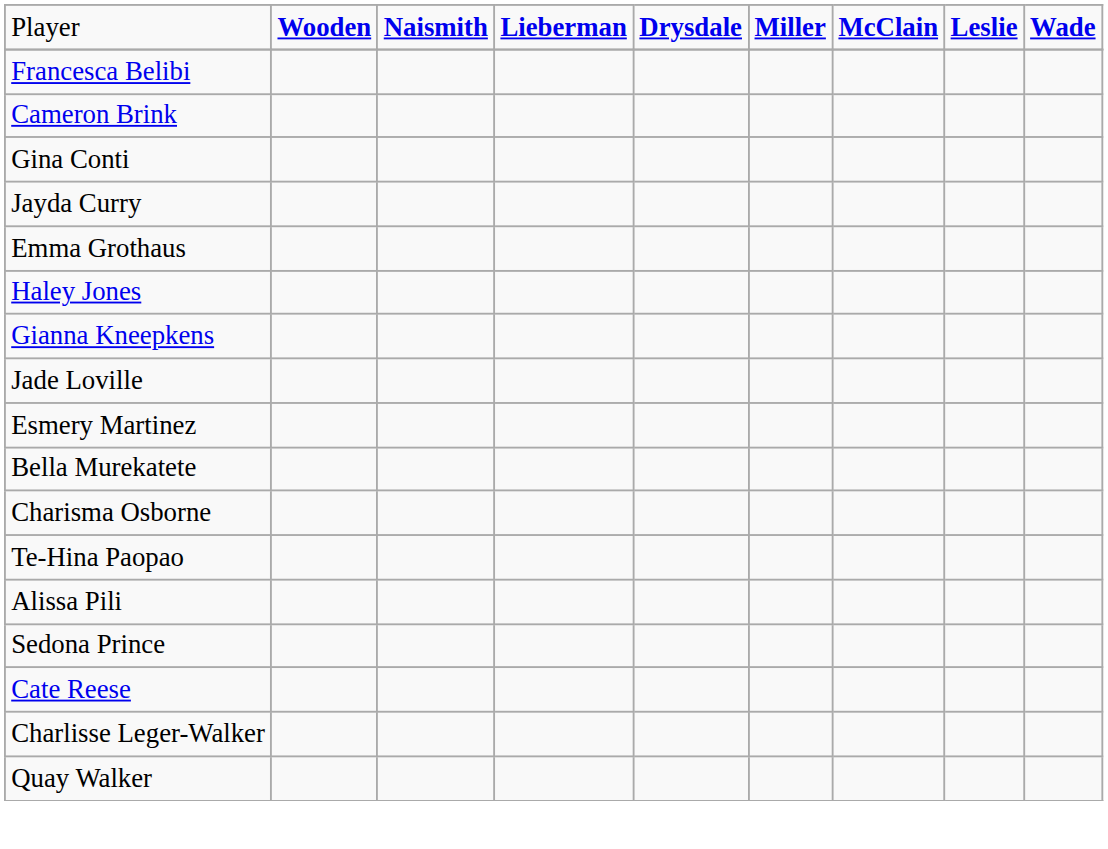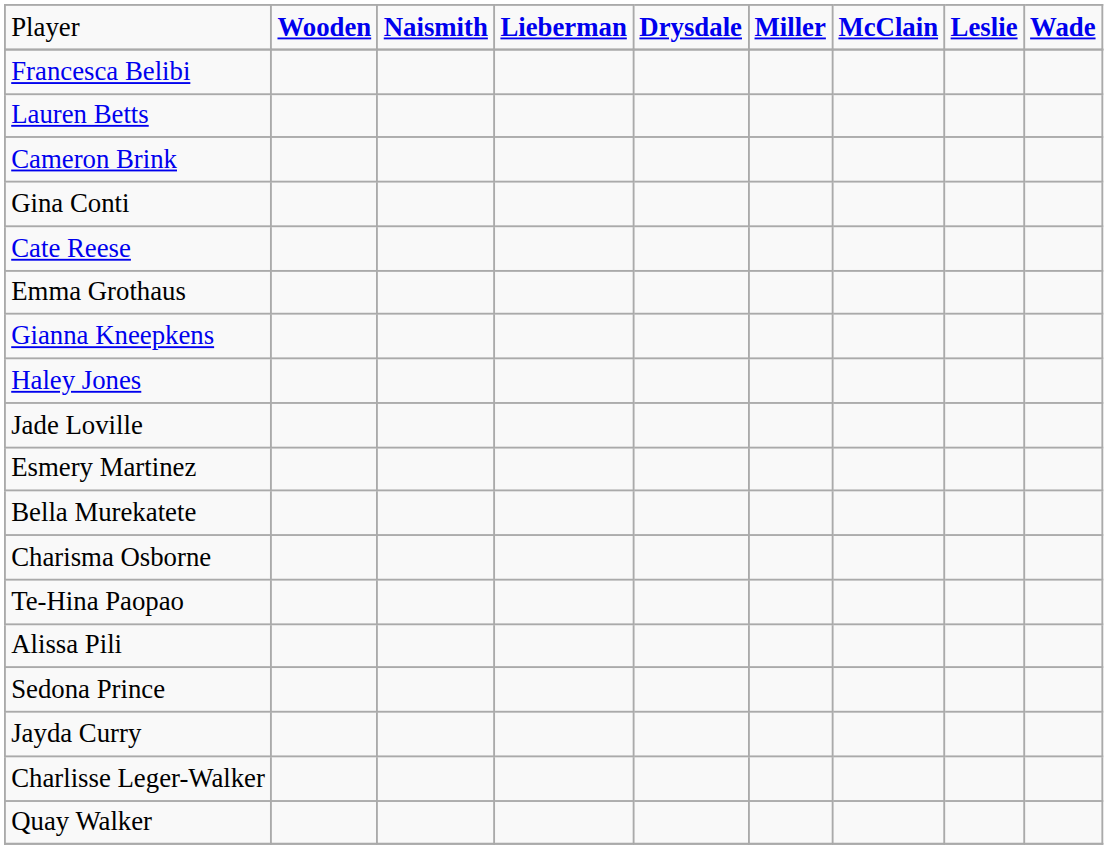+ row: (80, 115)
rows swapped: (76, 203) <-> (71, 689)
rows swapped: (76, 292) <-> (113, 336)
